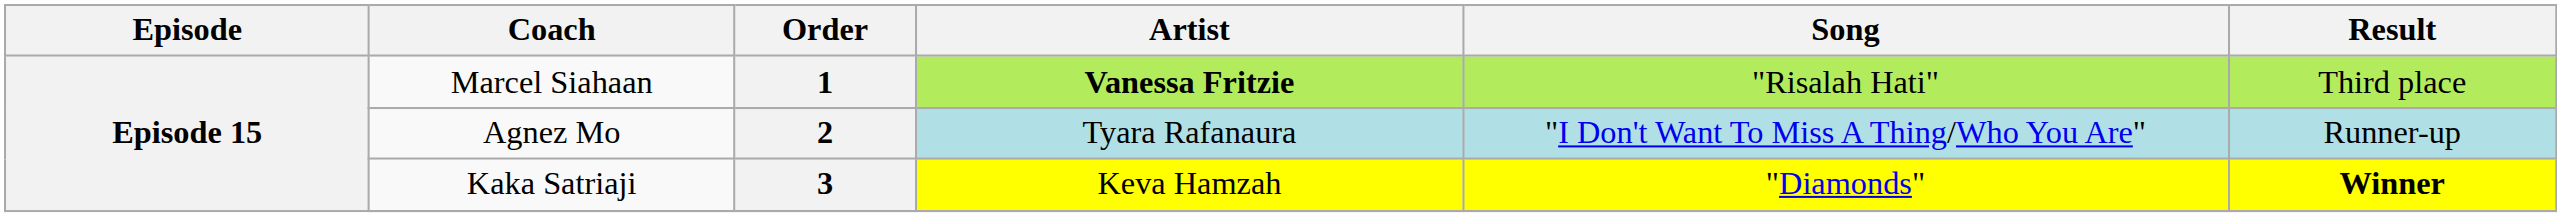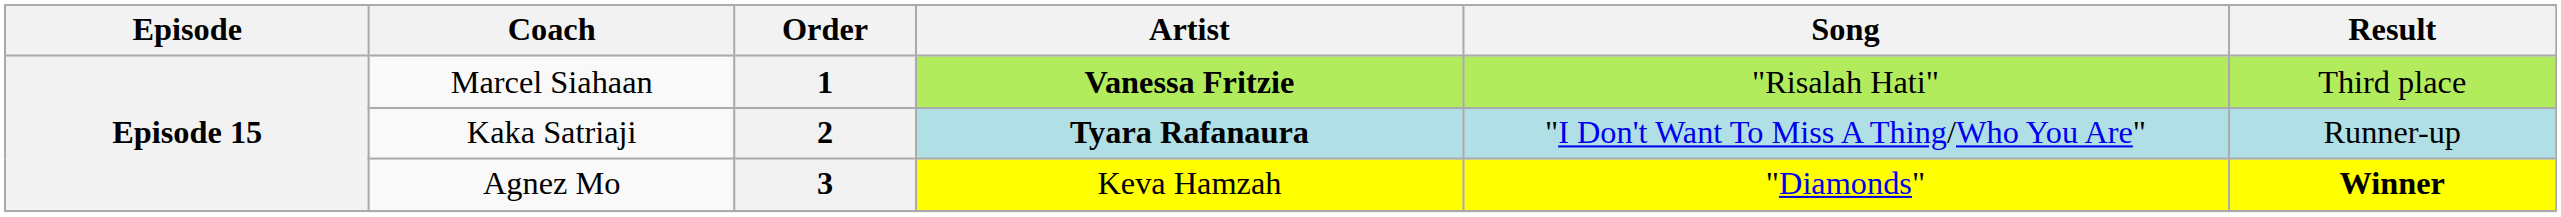(552, 132) Agnez Mo -> (552, 132) Kaka Satriaji
(1189, 132) normal -> (1189, 132) bold
(552, 183) Kaka Satriaji -> (552, 183) Agnez Mo
